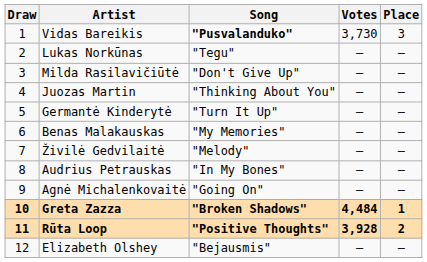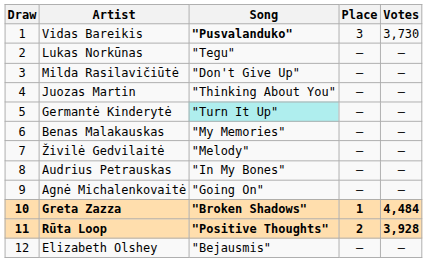columns swapped: (360, 14) <-> (401, 14)
(235, 112) no background -> (235, 112) paleturquoise background
